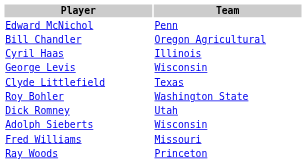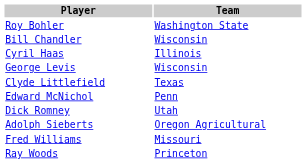rows swapped: (35, 96) <-> (49, 25)
(210, 39) Oregon Agricultural -> (181, 39) Wisconsin
(181, 125) Wisconsin -> (210, 125) Oregon Agricultural
